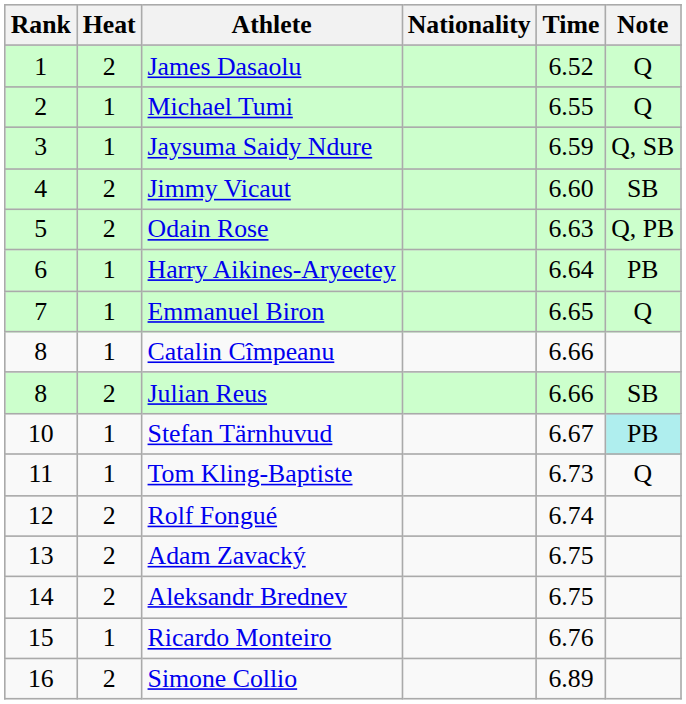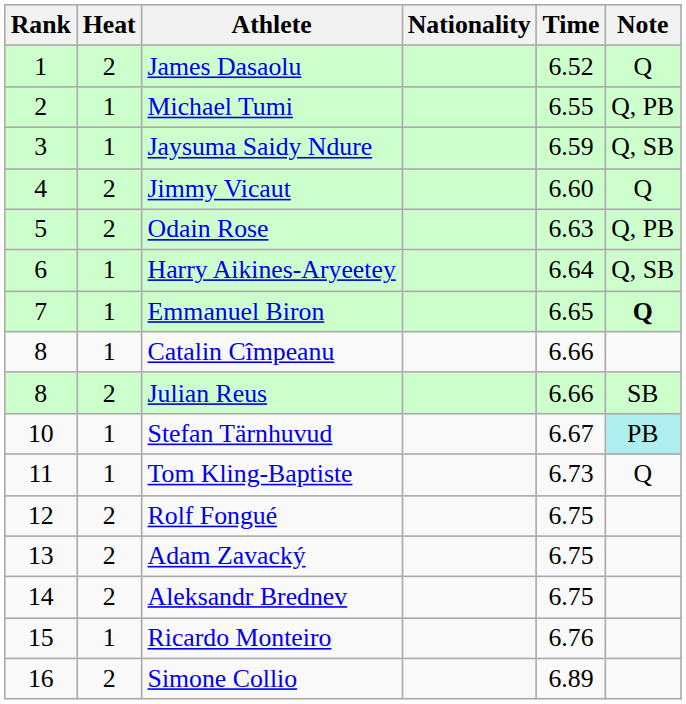(643, 106) Q -> (643, 106) Q, PB
(643, 188) SB -> (643, 188) Q
(643, 270) PB -> (643, 270) Q, SB
(643, 310) normal -> (643, 310) bold
(571, 515) 6.74 -> (571, 515) 6.75
